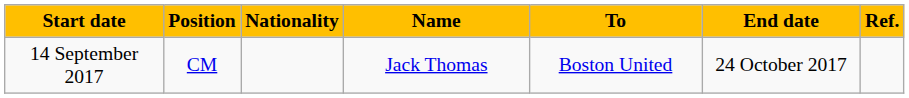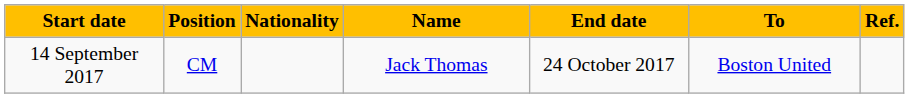columns swapped: (616, 21) <-> (781, 21)
